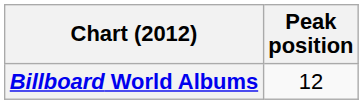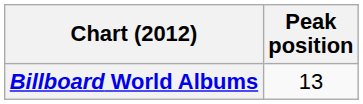(311, 81) 12 -> (311, 81) 13
